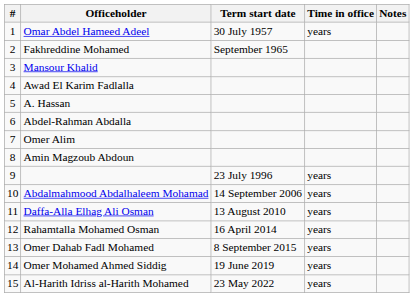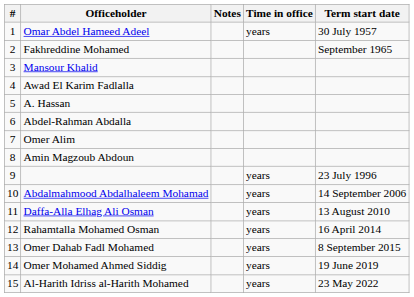columns swapped: (258, 13) <-> (393, 13)
